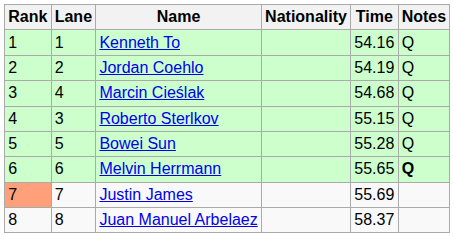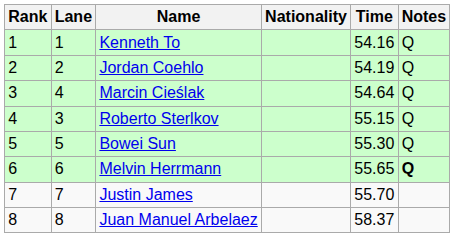(374, 93) 54.68 -> (374, 93) 54.64
(374, 144) 55.28 -> (374, 144) 55.30
(13, 194) lightsalmon background -> (13, 194) no background
(374, 194) 55.69 -> (374, 194) 55.70
